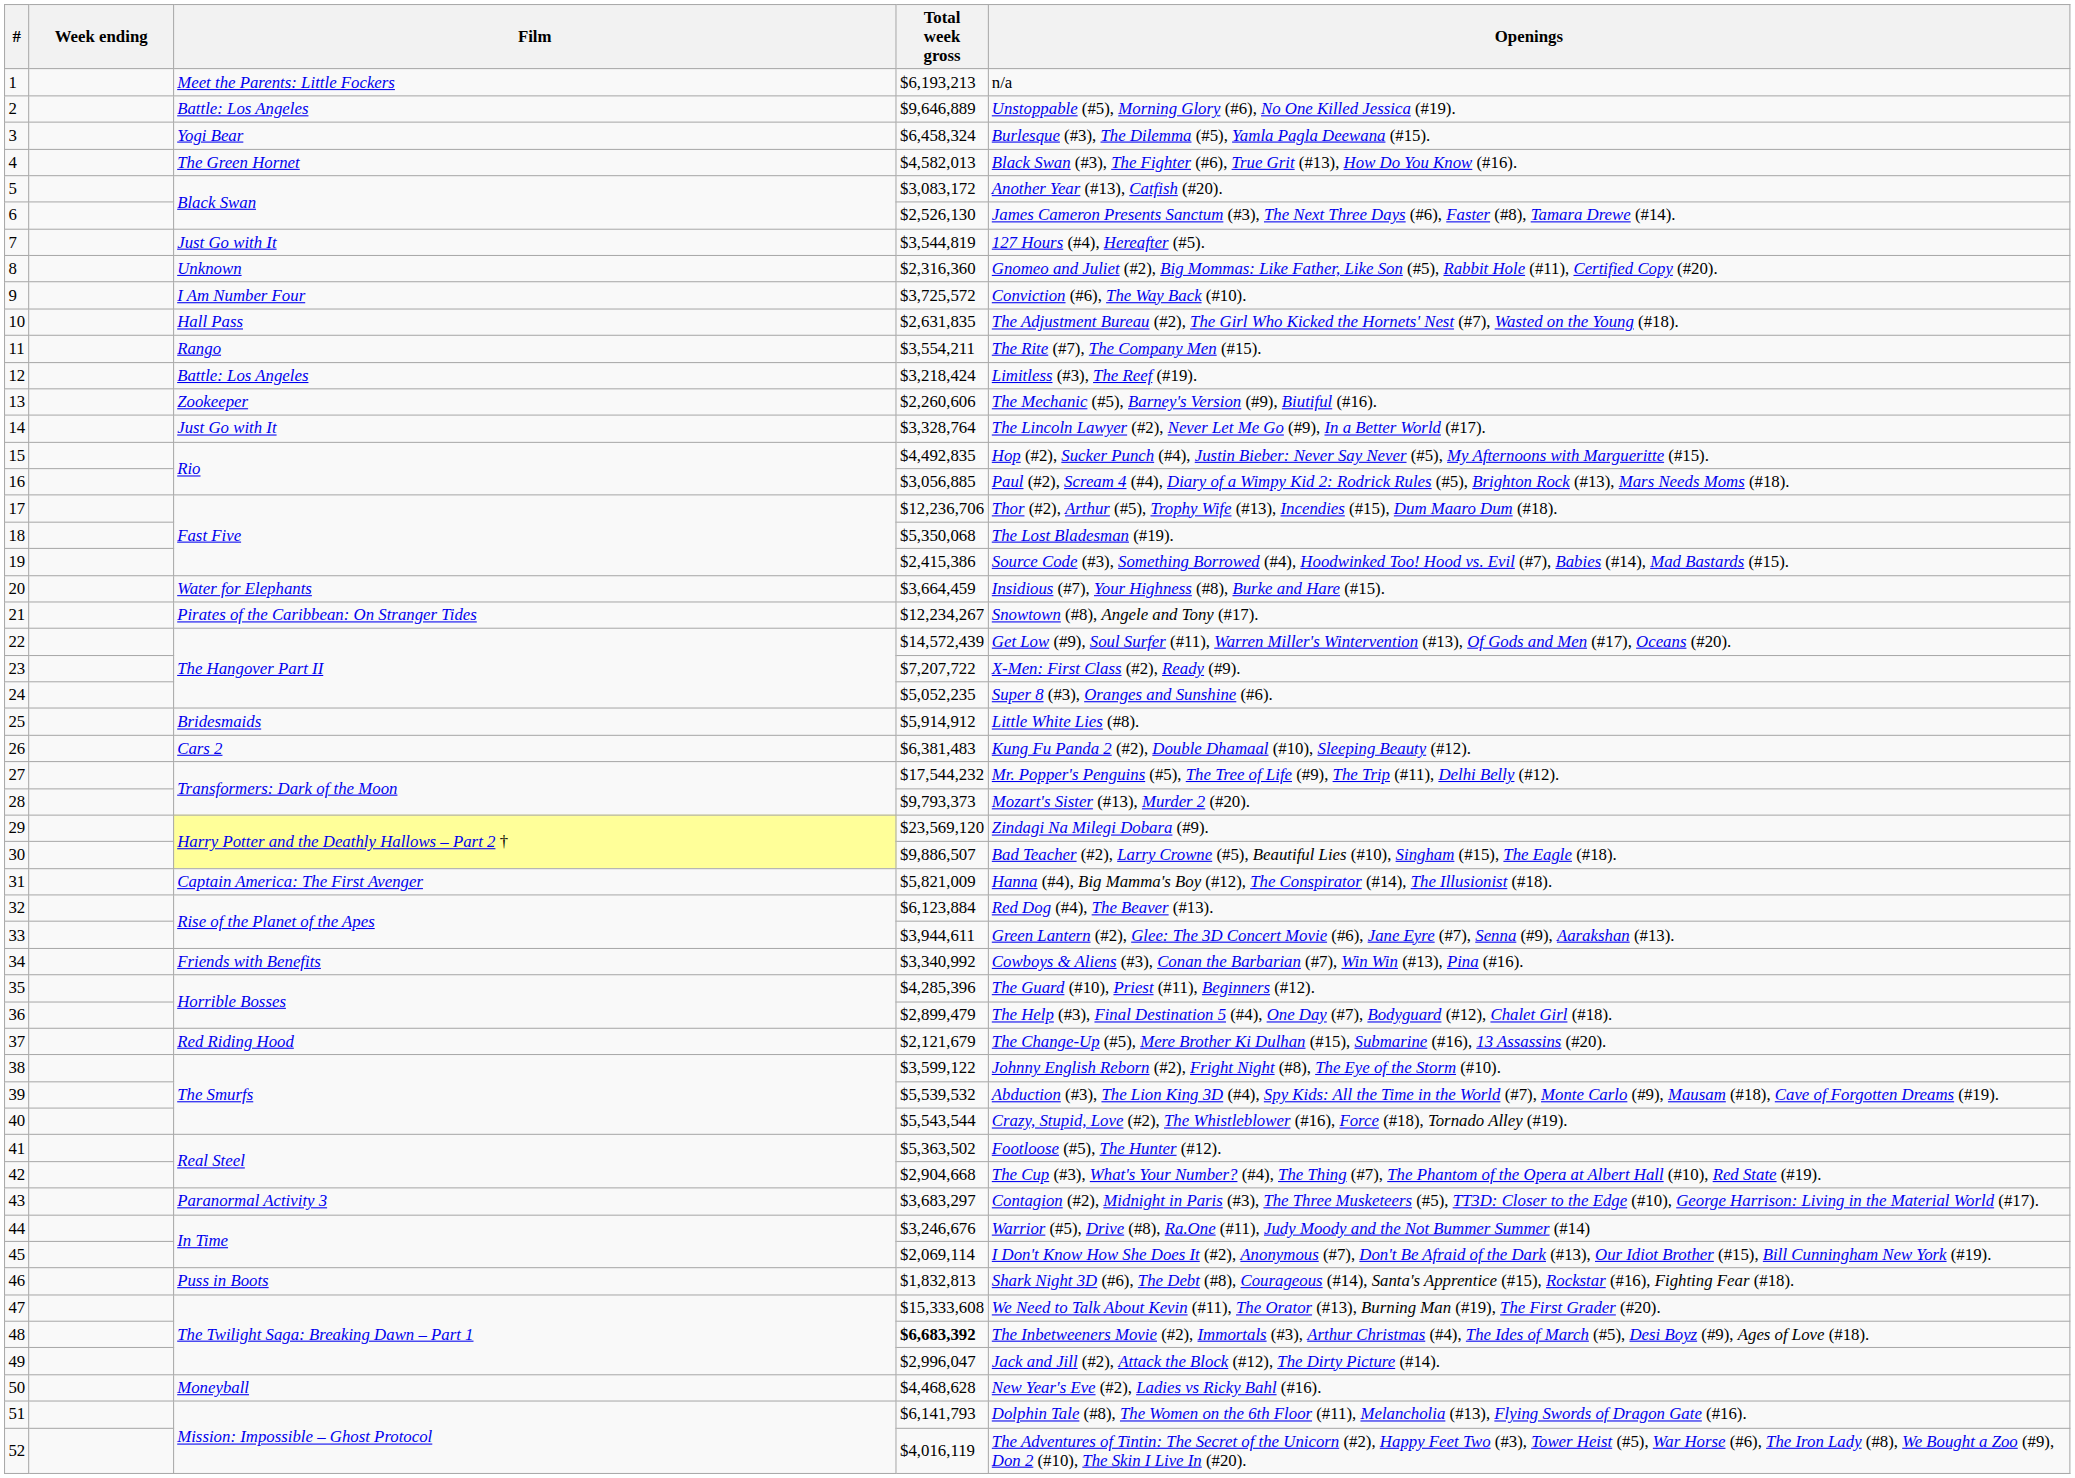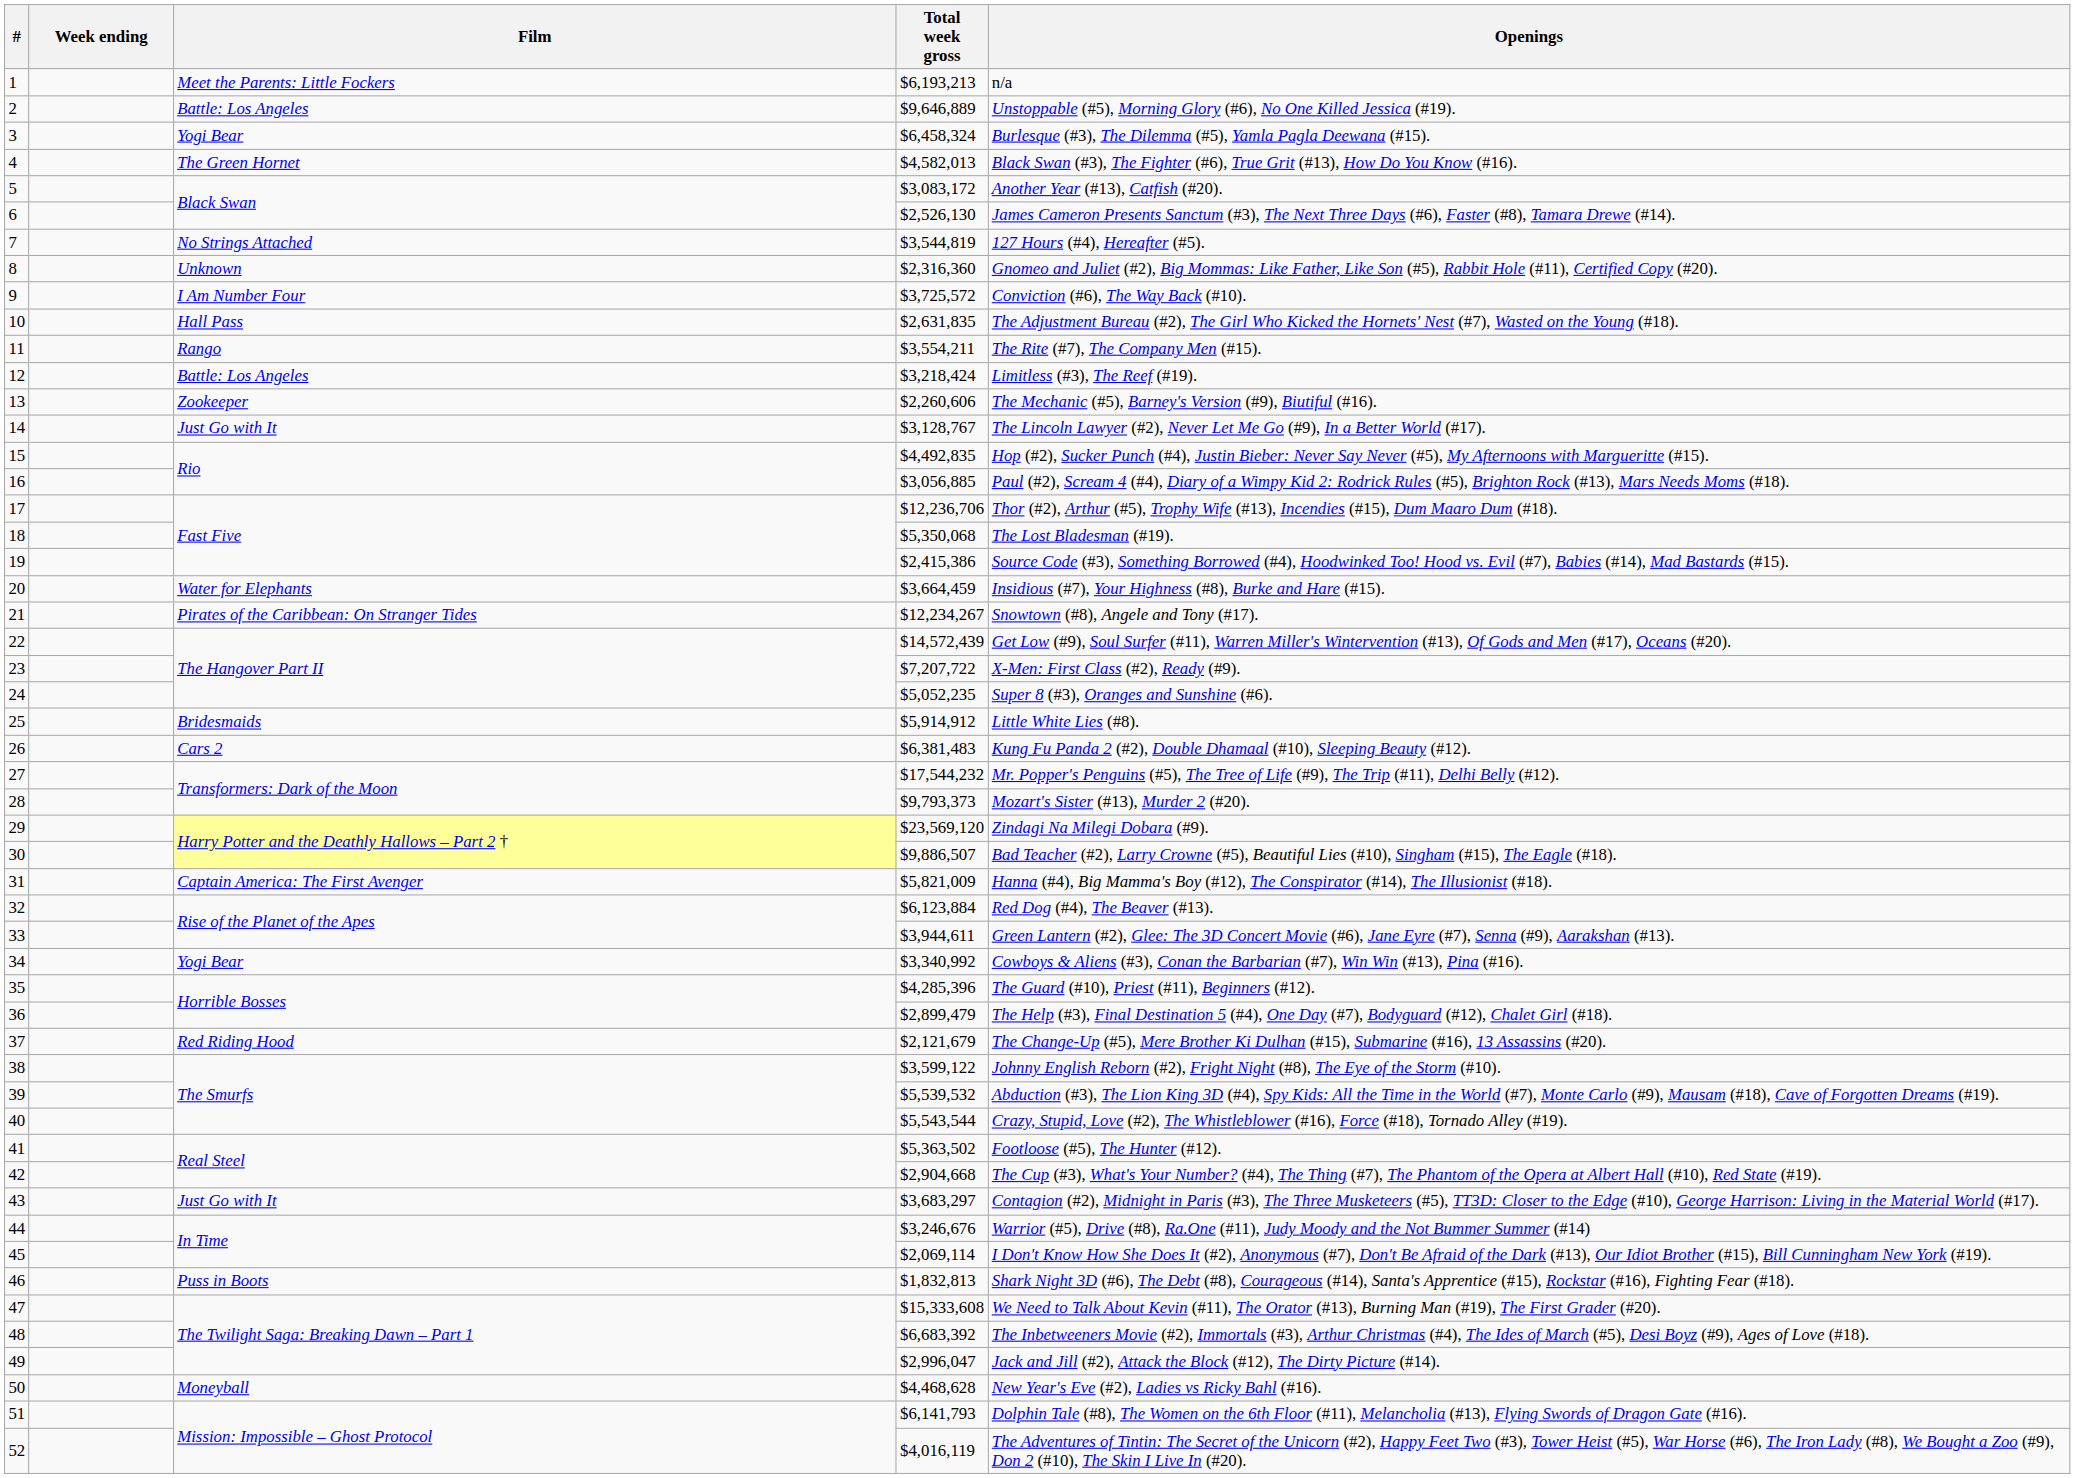(227, 242) Just Go with It -> (245, 242) No Strings Attached
(938, 428) $3,328,764 -> (938, 428) $3,128,767
(249, 961) Friends with Benefits -> (210, 961) Yogi Bear
(252, 1201) Paranormal Activity 3 -> (227, 1201) Just Go with It
(938, 1334) bold -> (938, 1334) normal
